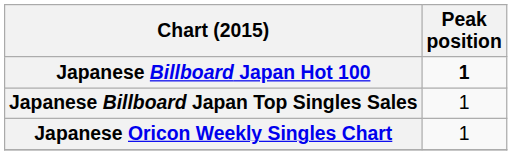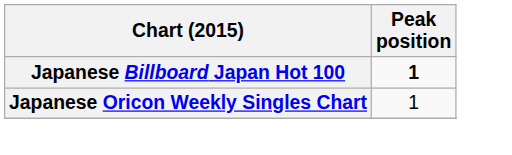- row: (213, 103)
